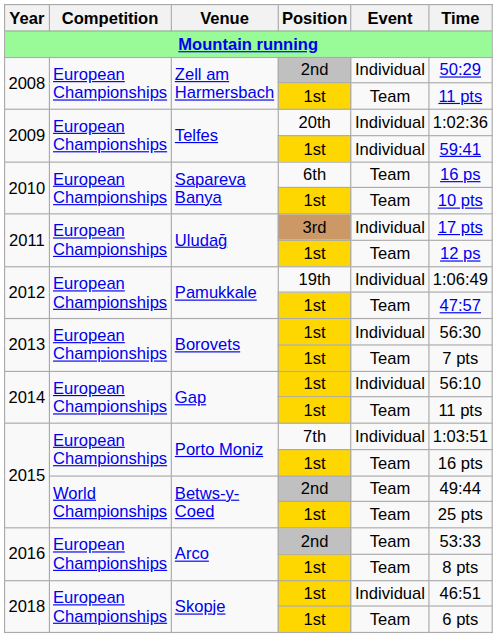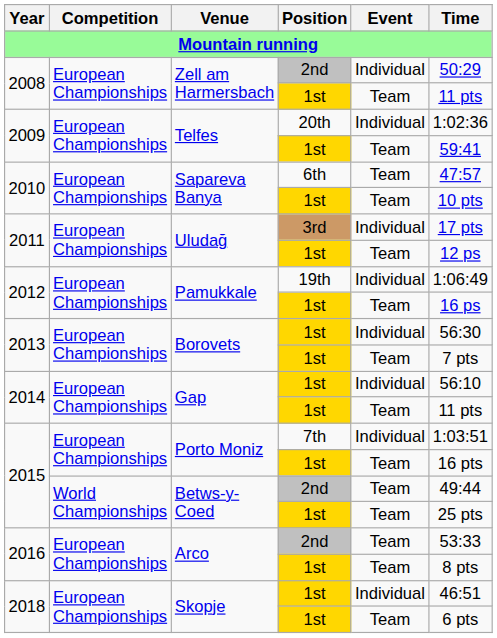(390, 149) Individual -> (390, 149) Team
(460, 175) 16 ps -> (460, 175) 47:57
(460, 306) 47:57 -> (460, 306) 16 ps
